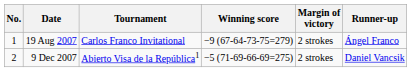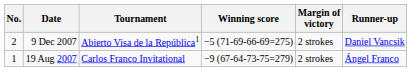rows swapped: (51, 40) <-> (54, 58)
